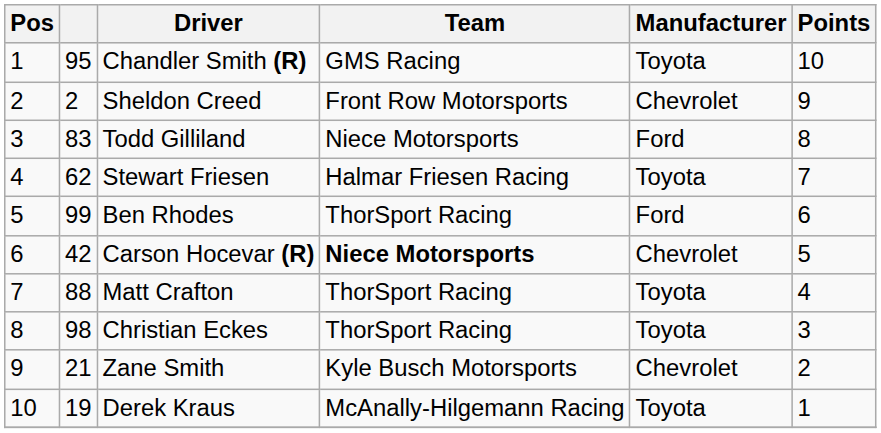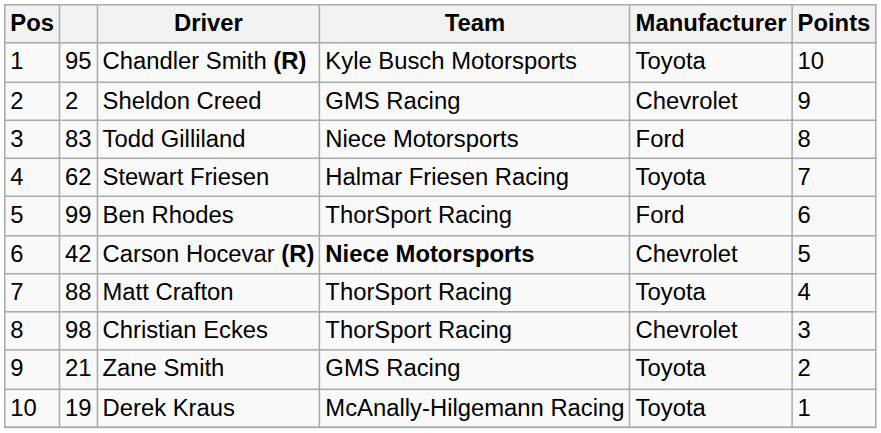(393, 61) GMS Racing -> (451, 61) Kyle Busch Motorsports
(446, 100) Front Row Motorsports -> (393, 100) GMS Racing
(671, 330) Toyota -> (687, 330) Chevrolet
(451, 368) Kyle Busch Motorsports -> (393, 368) GMS Racing
(687, 368) Chevrolet -> (671, 368) Toyota
